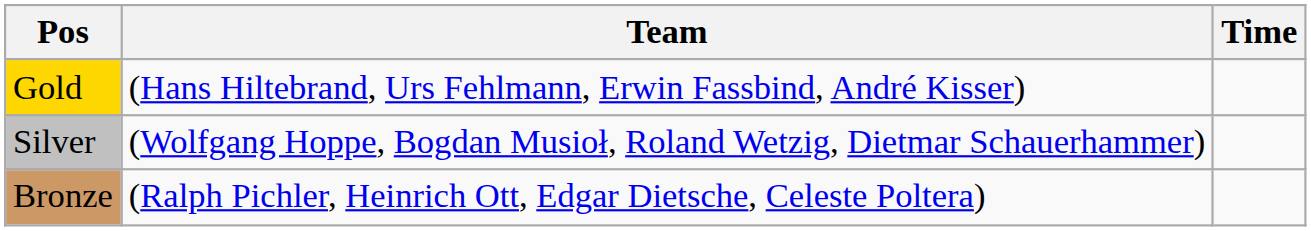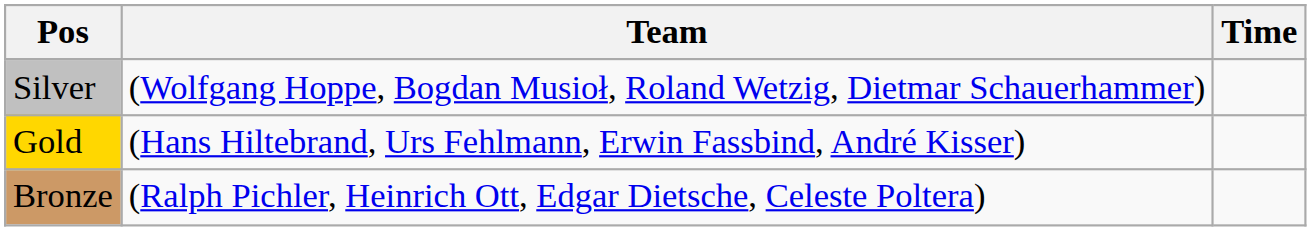rows swapped: (48, 86) <-> (54, 141)
